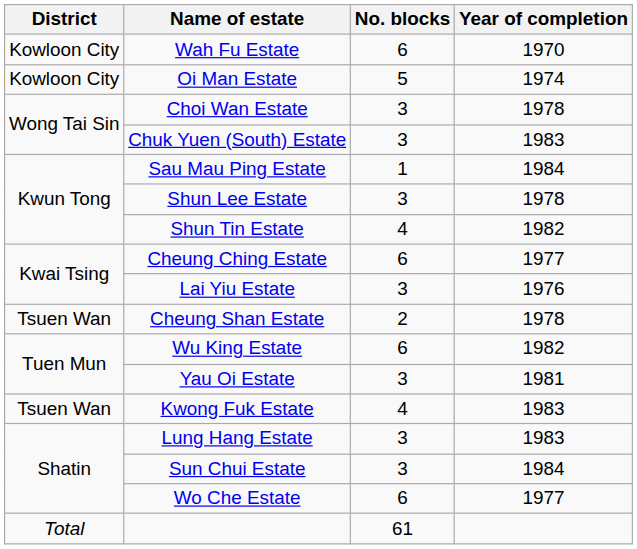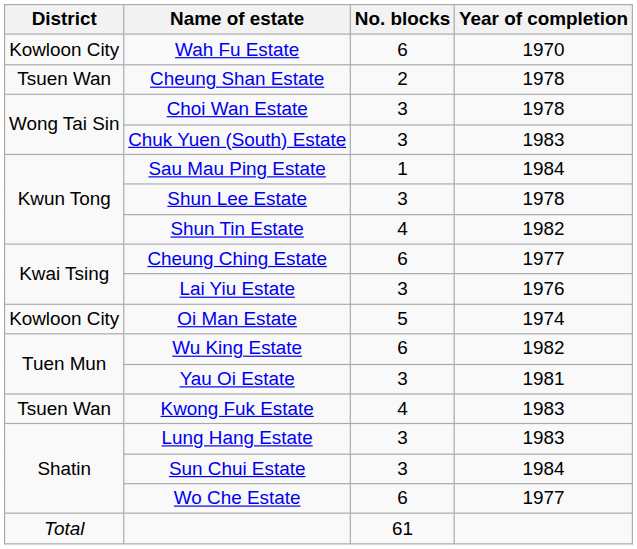rows swapped: (237, 79) <-> (237, 318)
